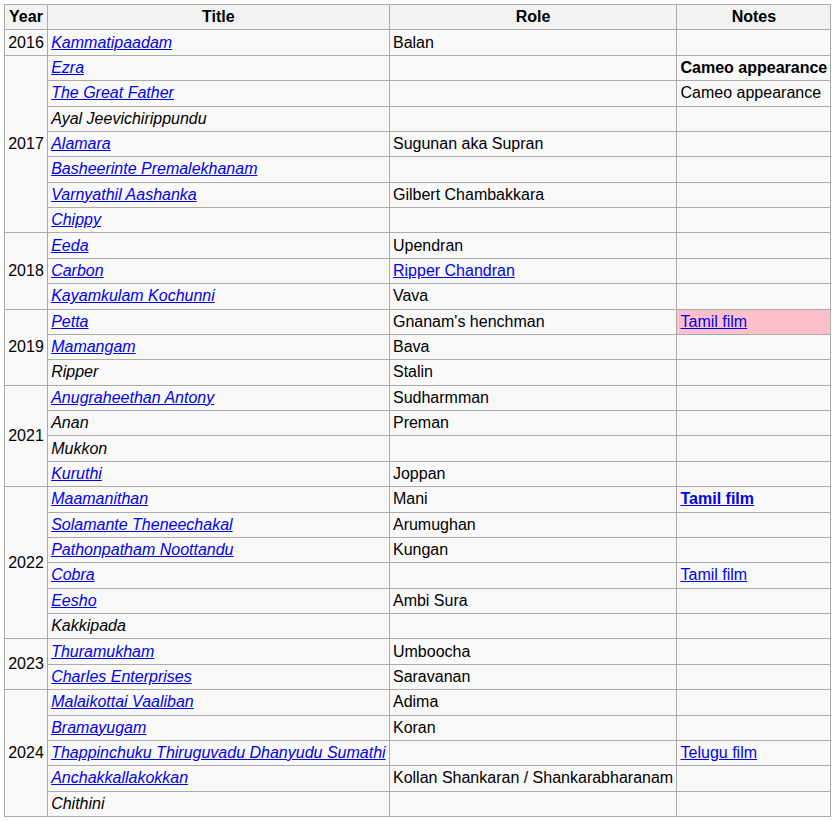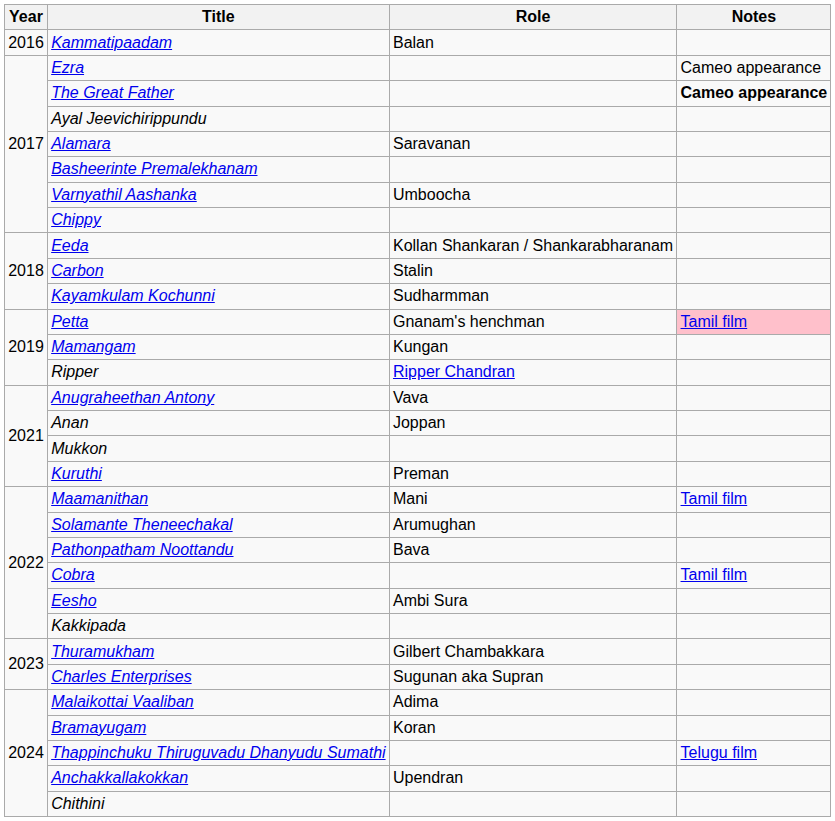(754, 67) bold -> (751, 67) normal
(751, 93) normal -> (754, 93) bold
(468, 144) Sugunan aka Supran -> (432, 144) Saravanan
(469, 194) Gilbert Chambakkara -> (432, 194) Umboocha
(428, 245) Upendran -> (533, 245) Kollan Shankaran / Shankarabharanam
(454, 270) Ripper Chandran -> (413, 270) Stalin
(411, 296) Vava -> (441, 296) Sudharmman
(411, 347) Bava -> (421, 347) Kungan
(413, 372) Stalin -> (454, 372) Ripper Chandran
(441, 397) Sudharmman -> (411, 397) Vava
(421, 423) Preman -> (419, 423) Joppan
(419, 473) Joppan -> (421, 473) Preman
(717, 499) bold -> (714, 499) normal
(421, 550) Kungan -> (411, 550) Bava
(432, 651) Umboocha -> (469, 651) Gilbert Chambakkara
(432, 676) Saravanan -> (468, 676) Sugunan aka Supran
(533, 778) Kollan Shankaran / Shankarabharanam -> (428, 778) Upendran
